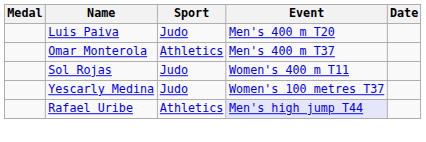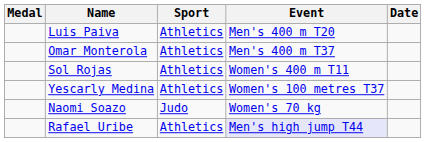(174, 33) Judo -> (192, 33) Athletics
(174, 71) Judo -> (192, 71) Athletics
(174, 90) Judo -> (192, 90) Athletics
+ row: (87, 109)
